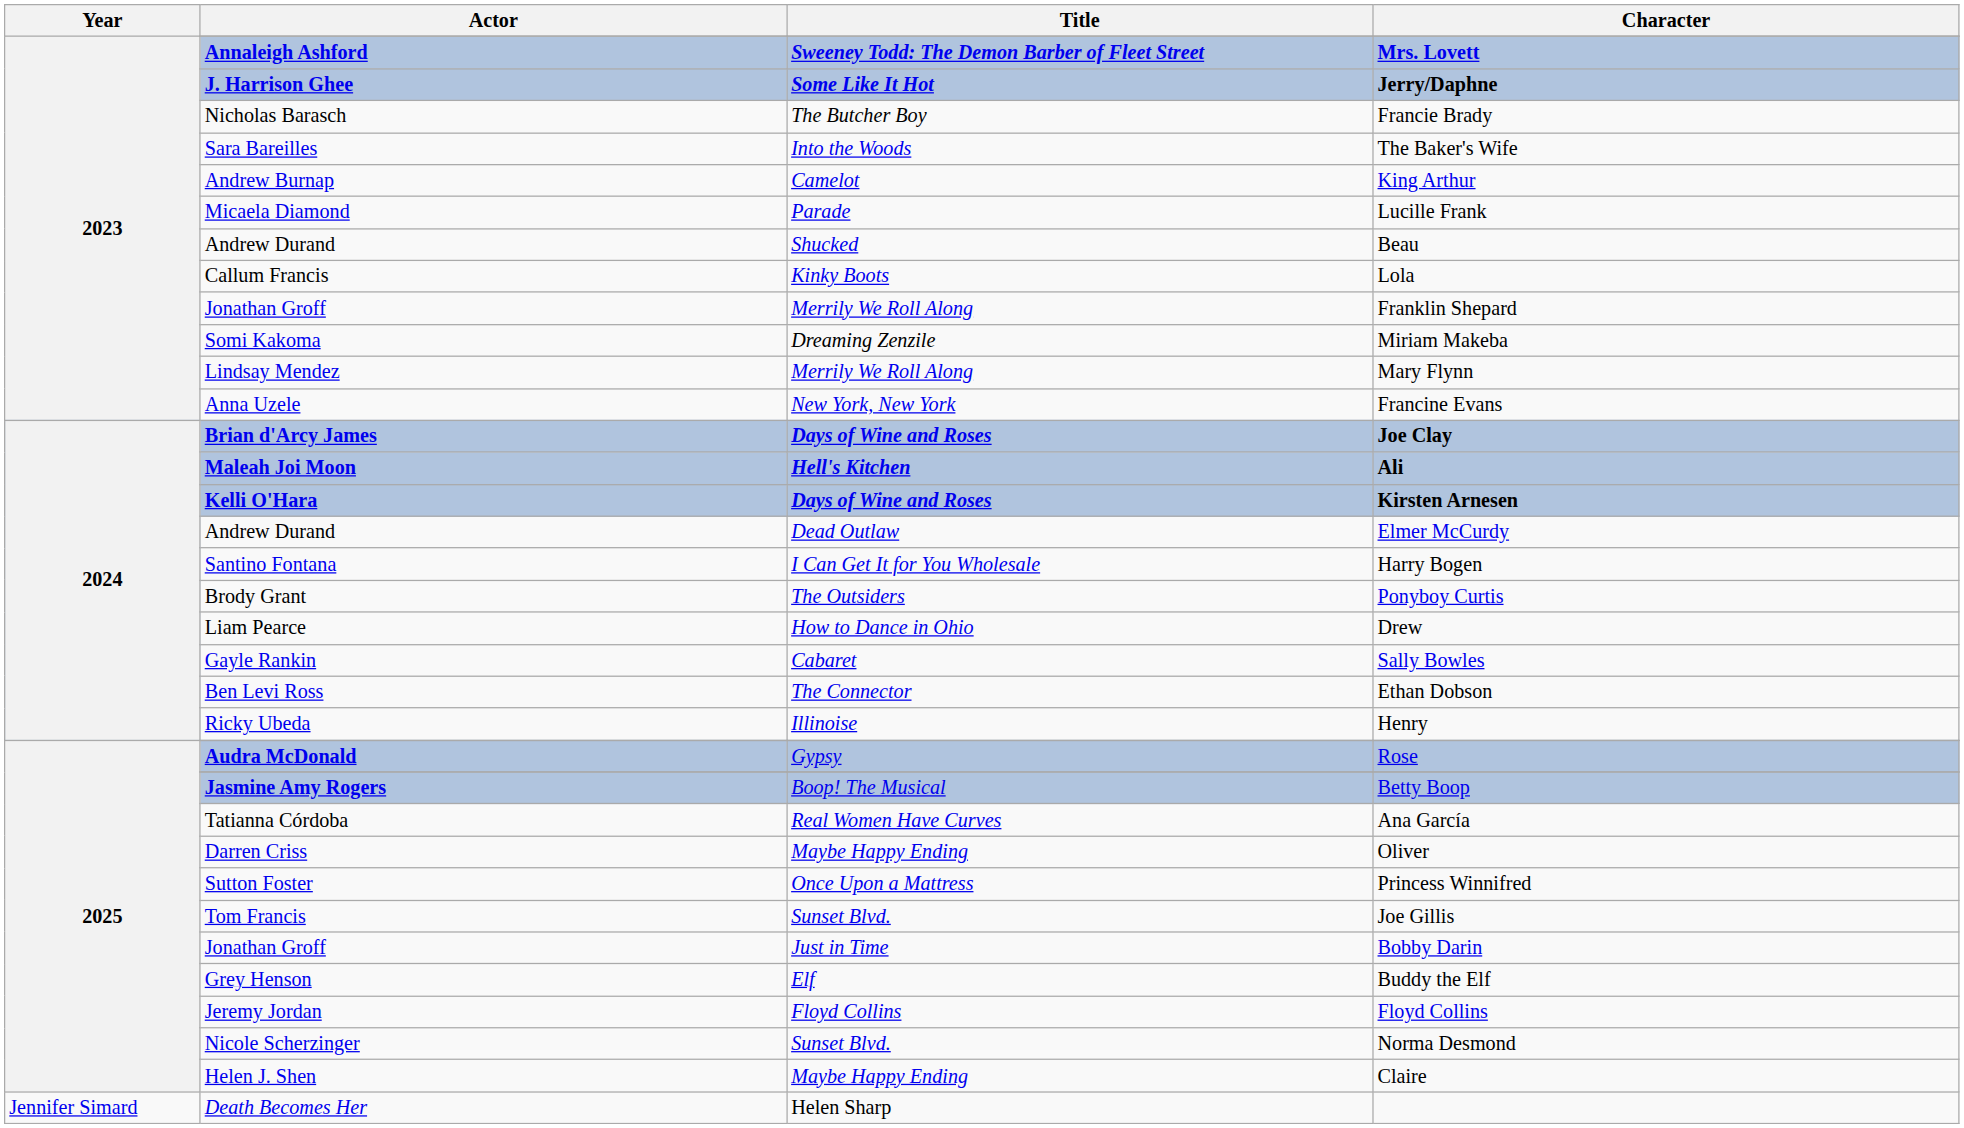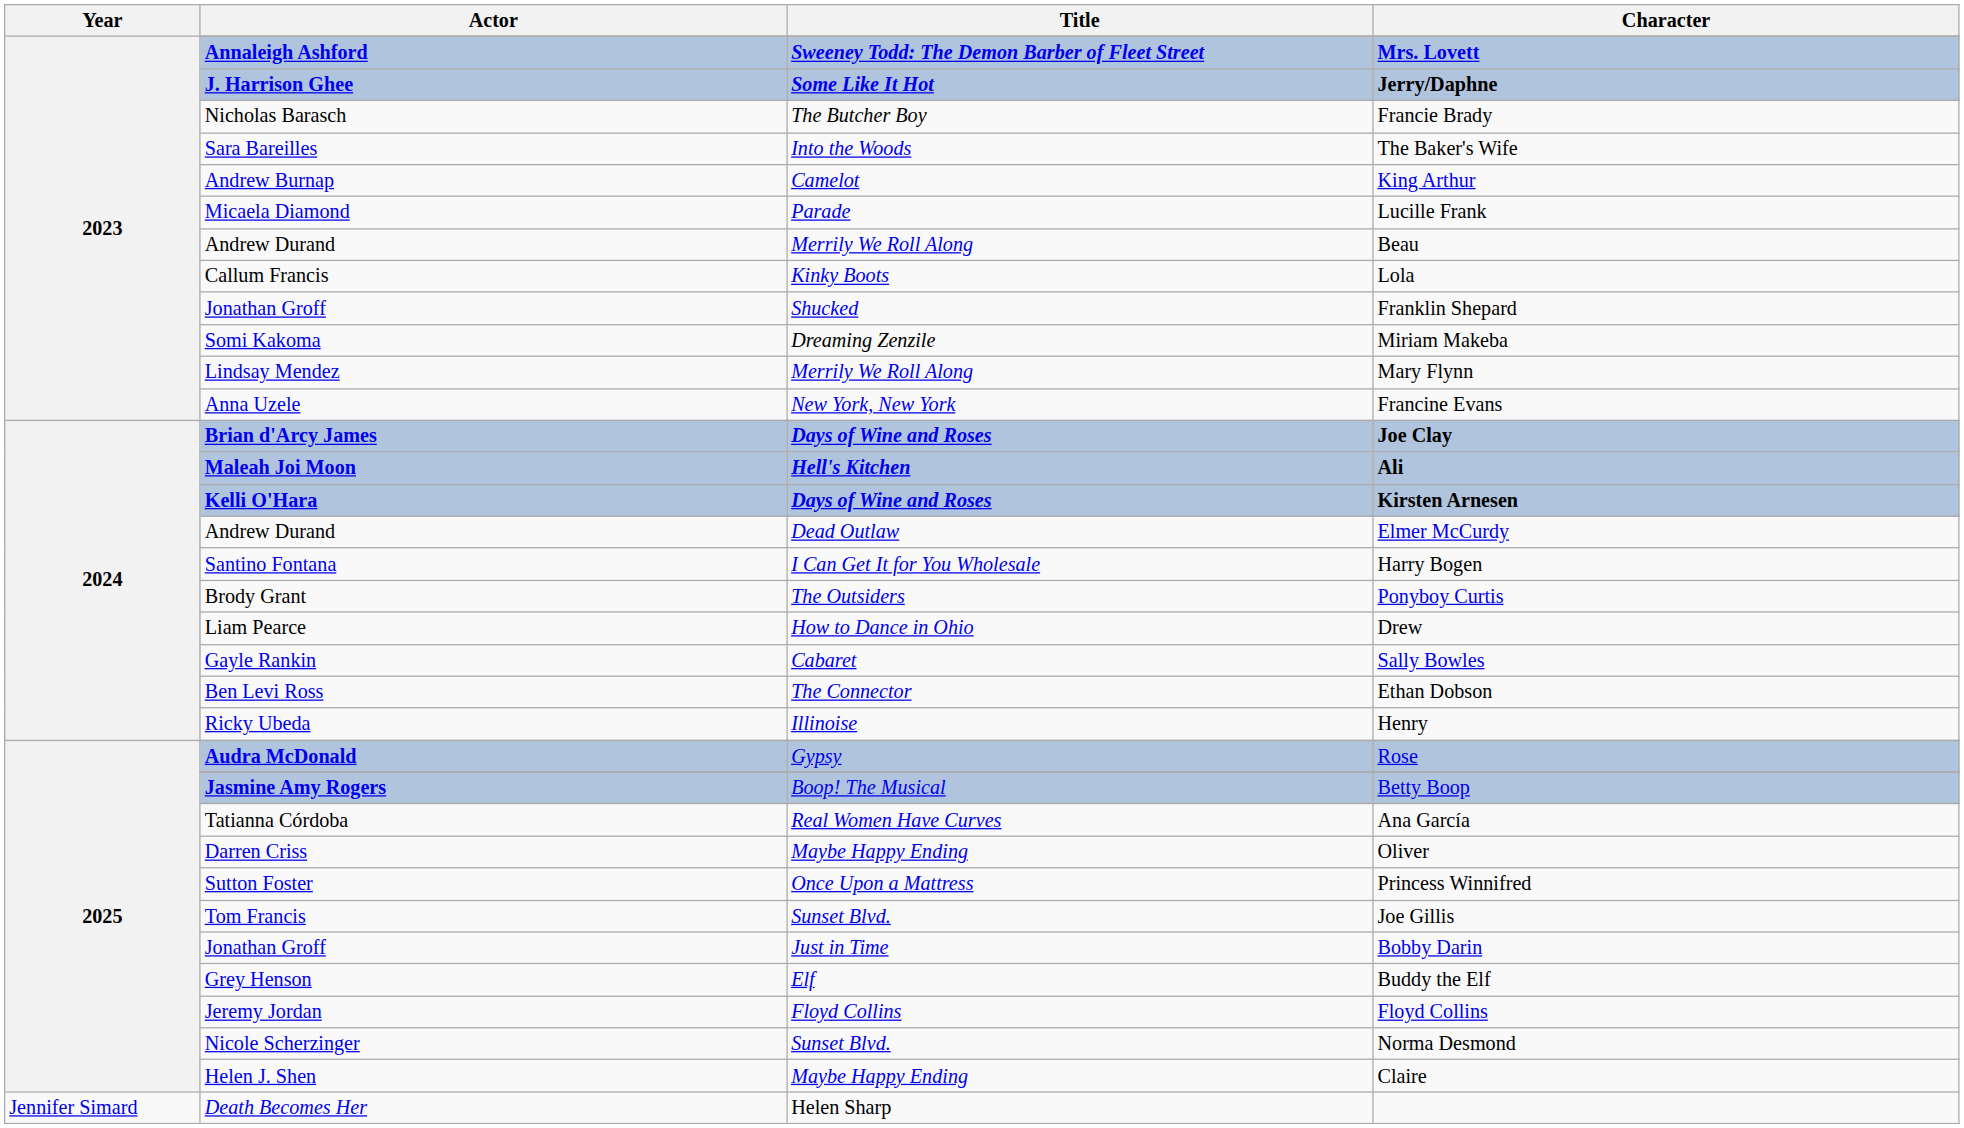(825, 244) Shucked -> (882, 244) Merrily We Roll Along
(882, 308) Merrily We Roll Along -> (825, 308) Shucked
